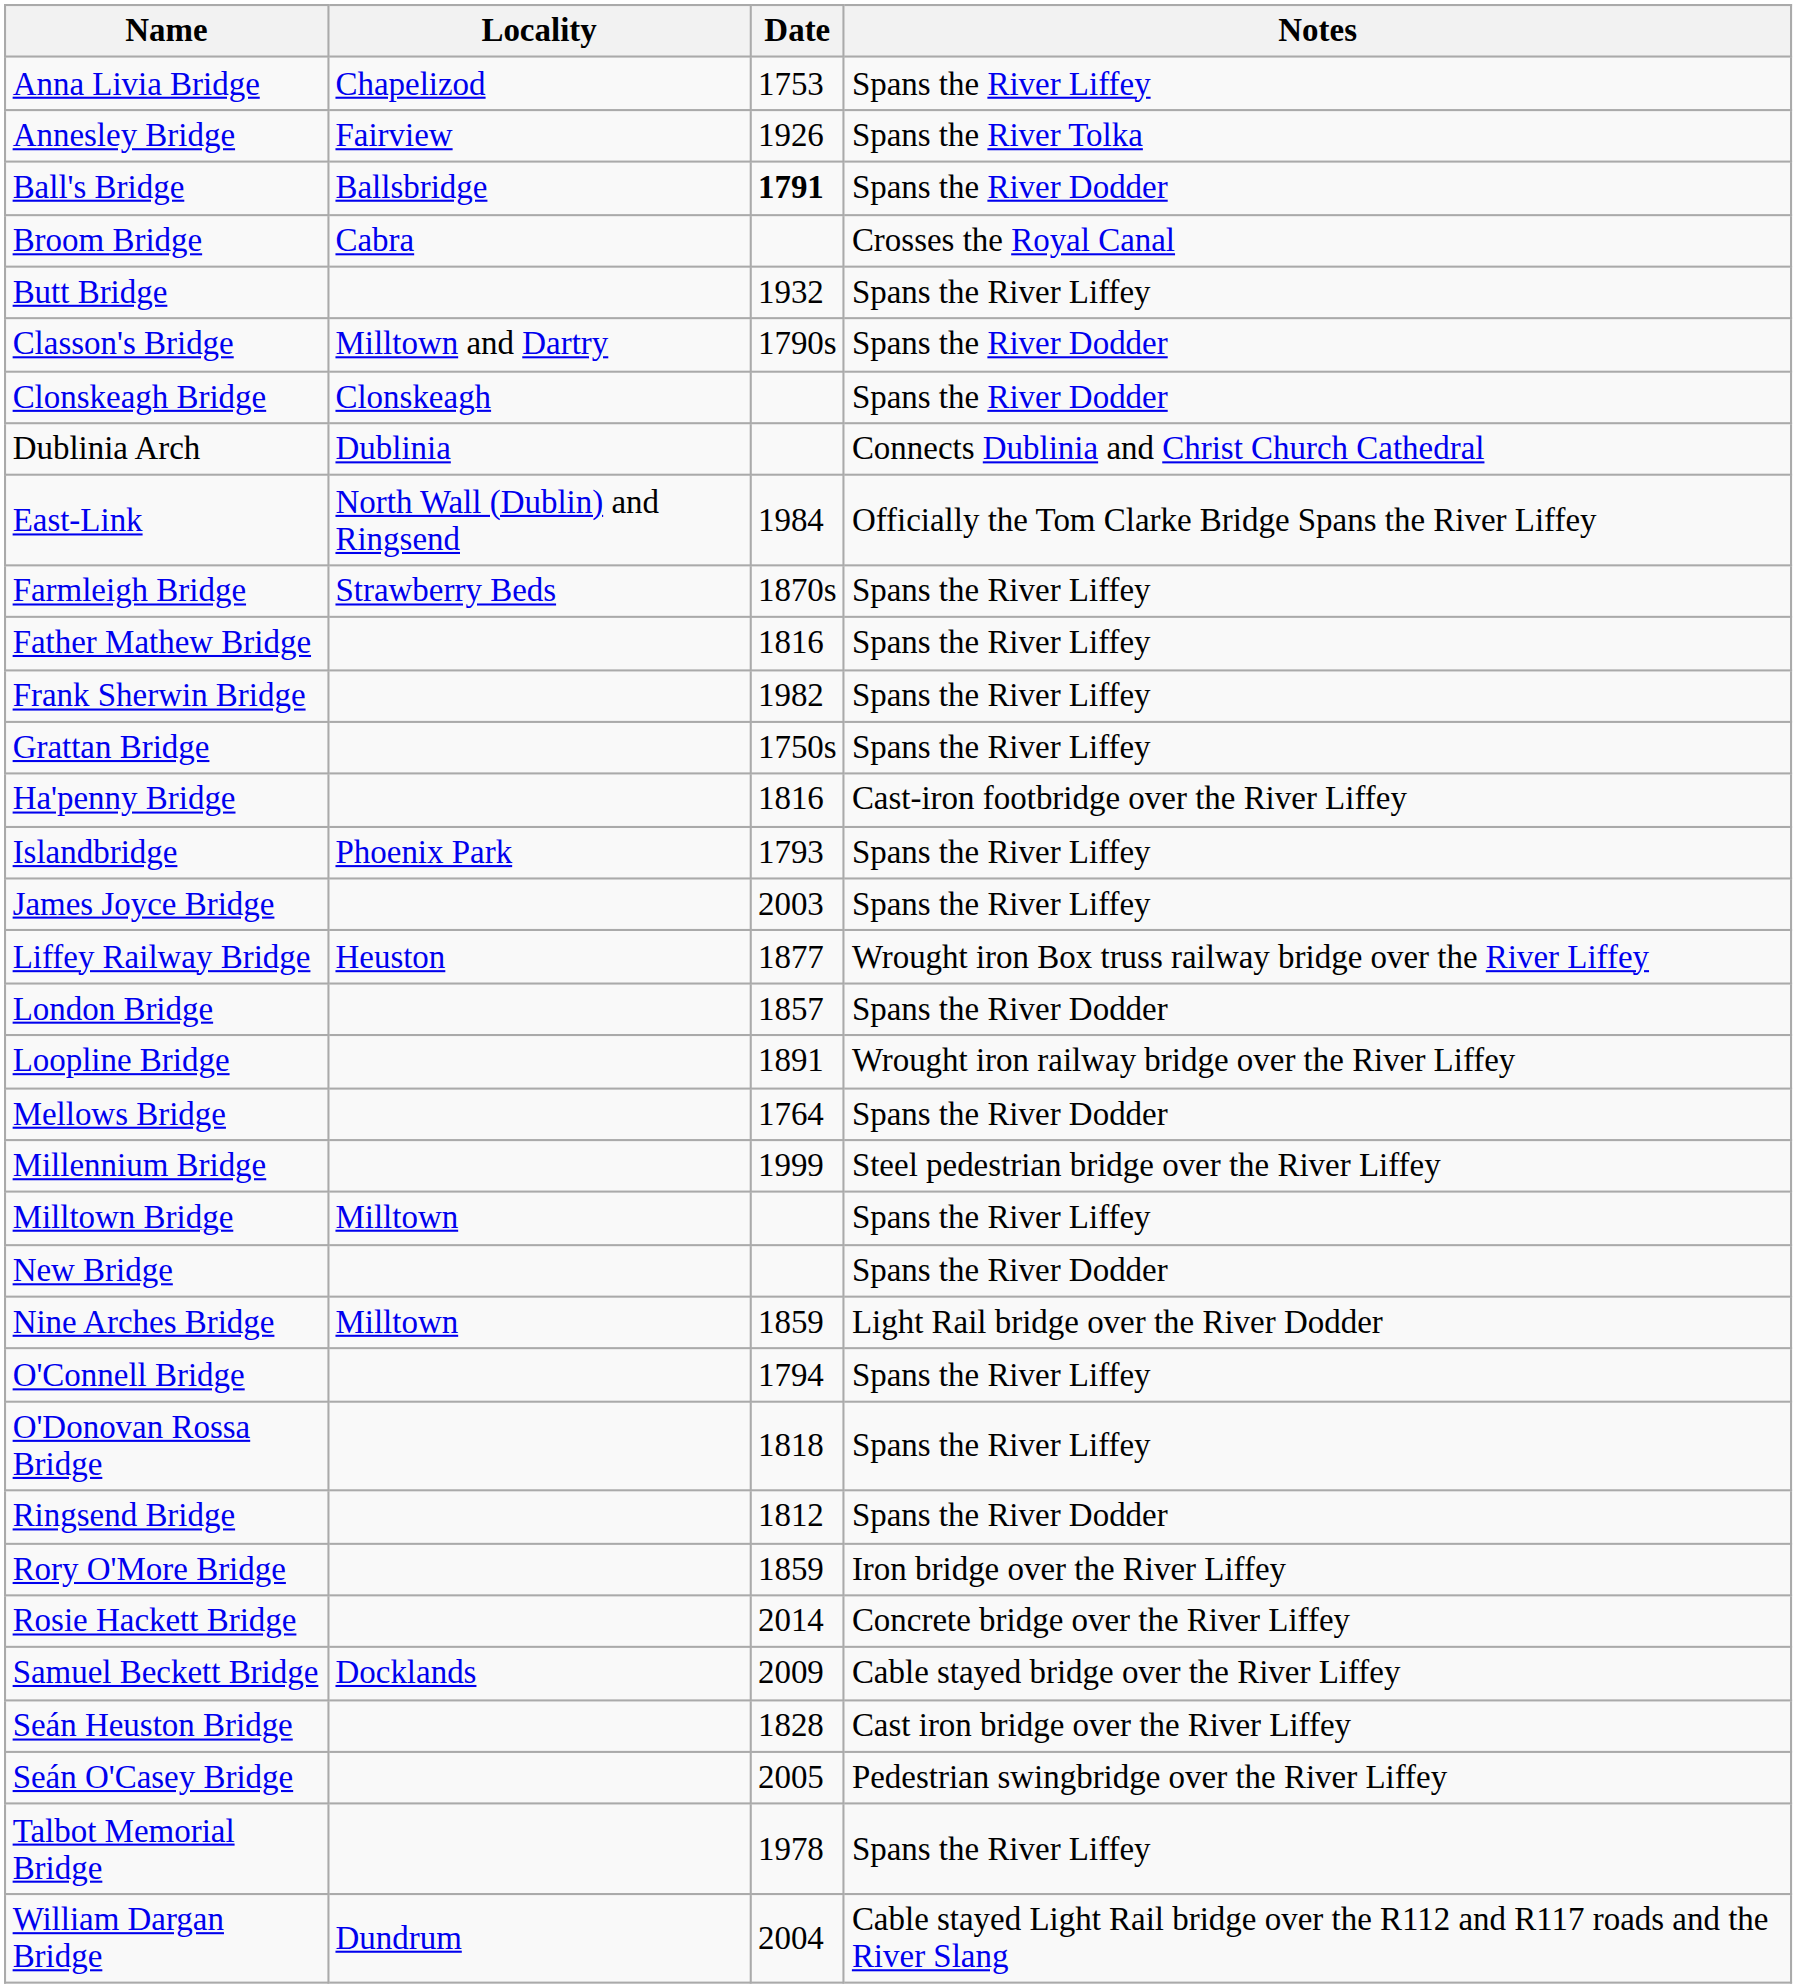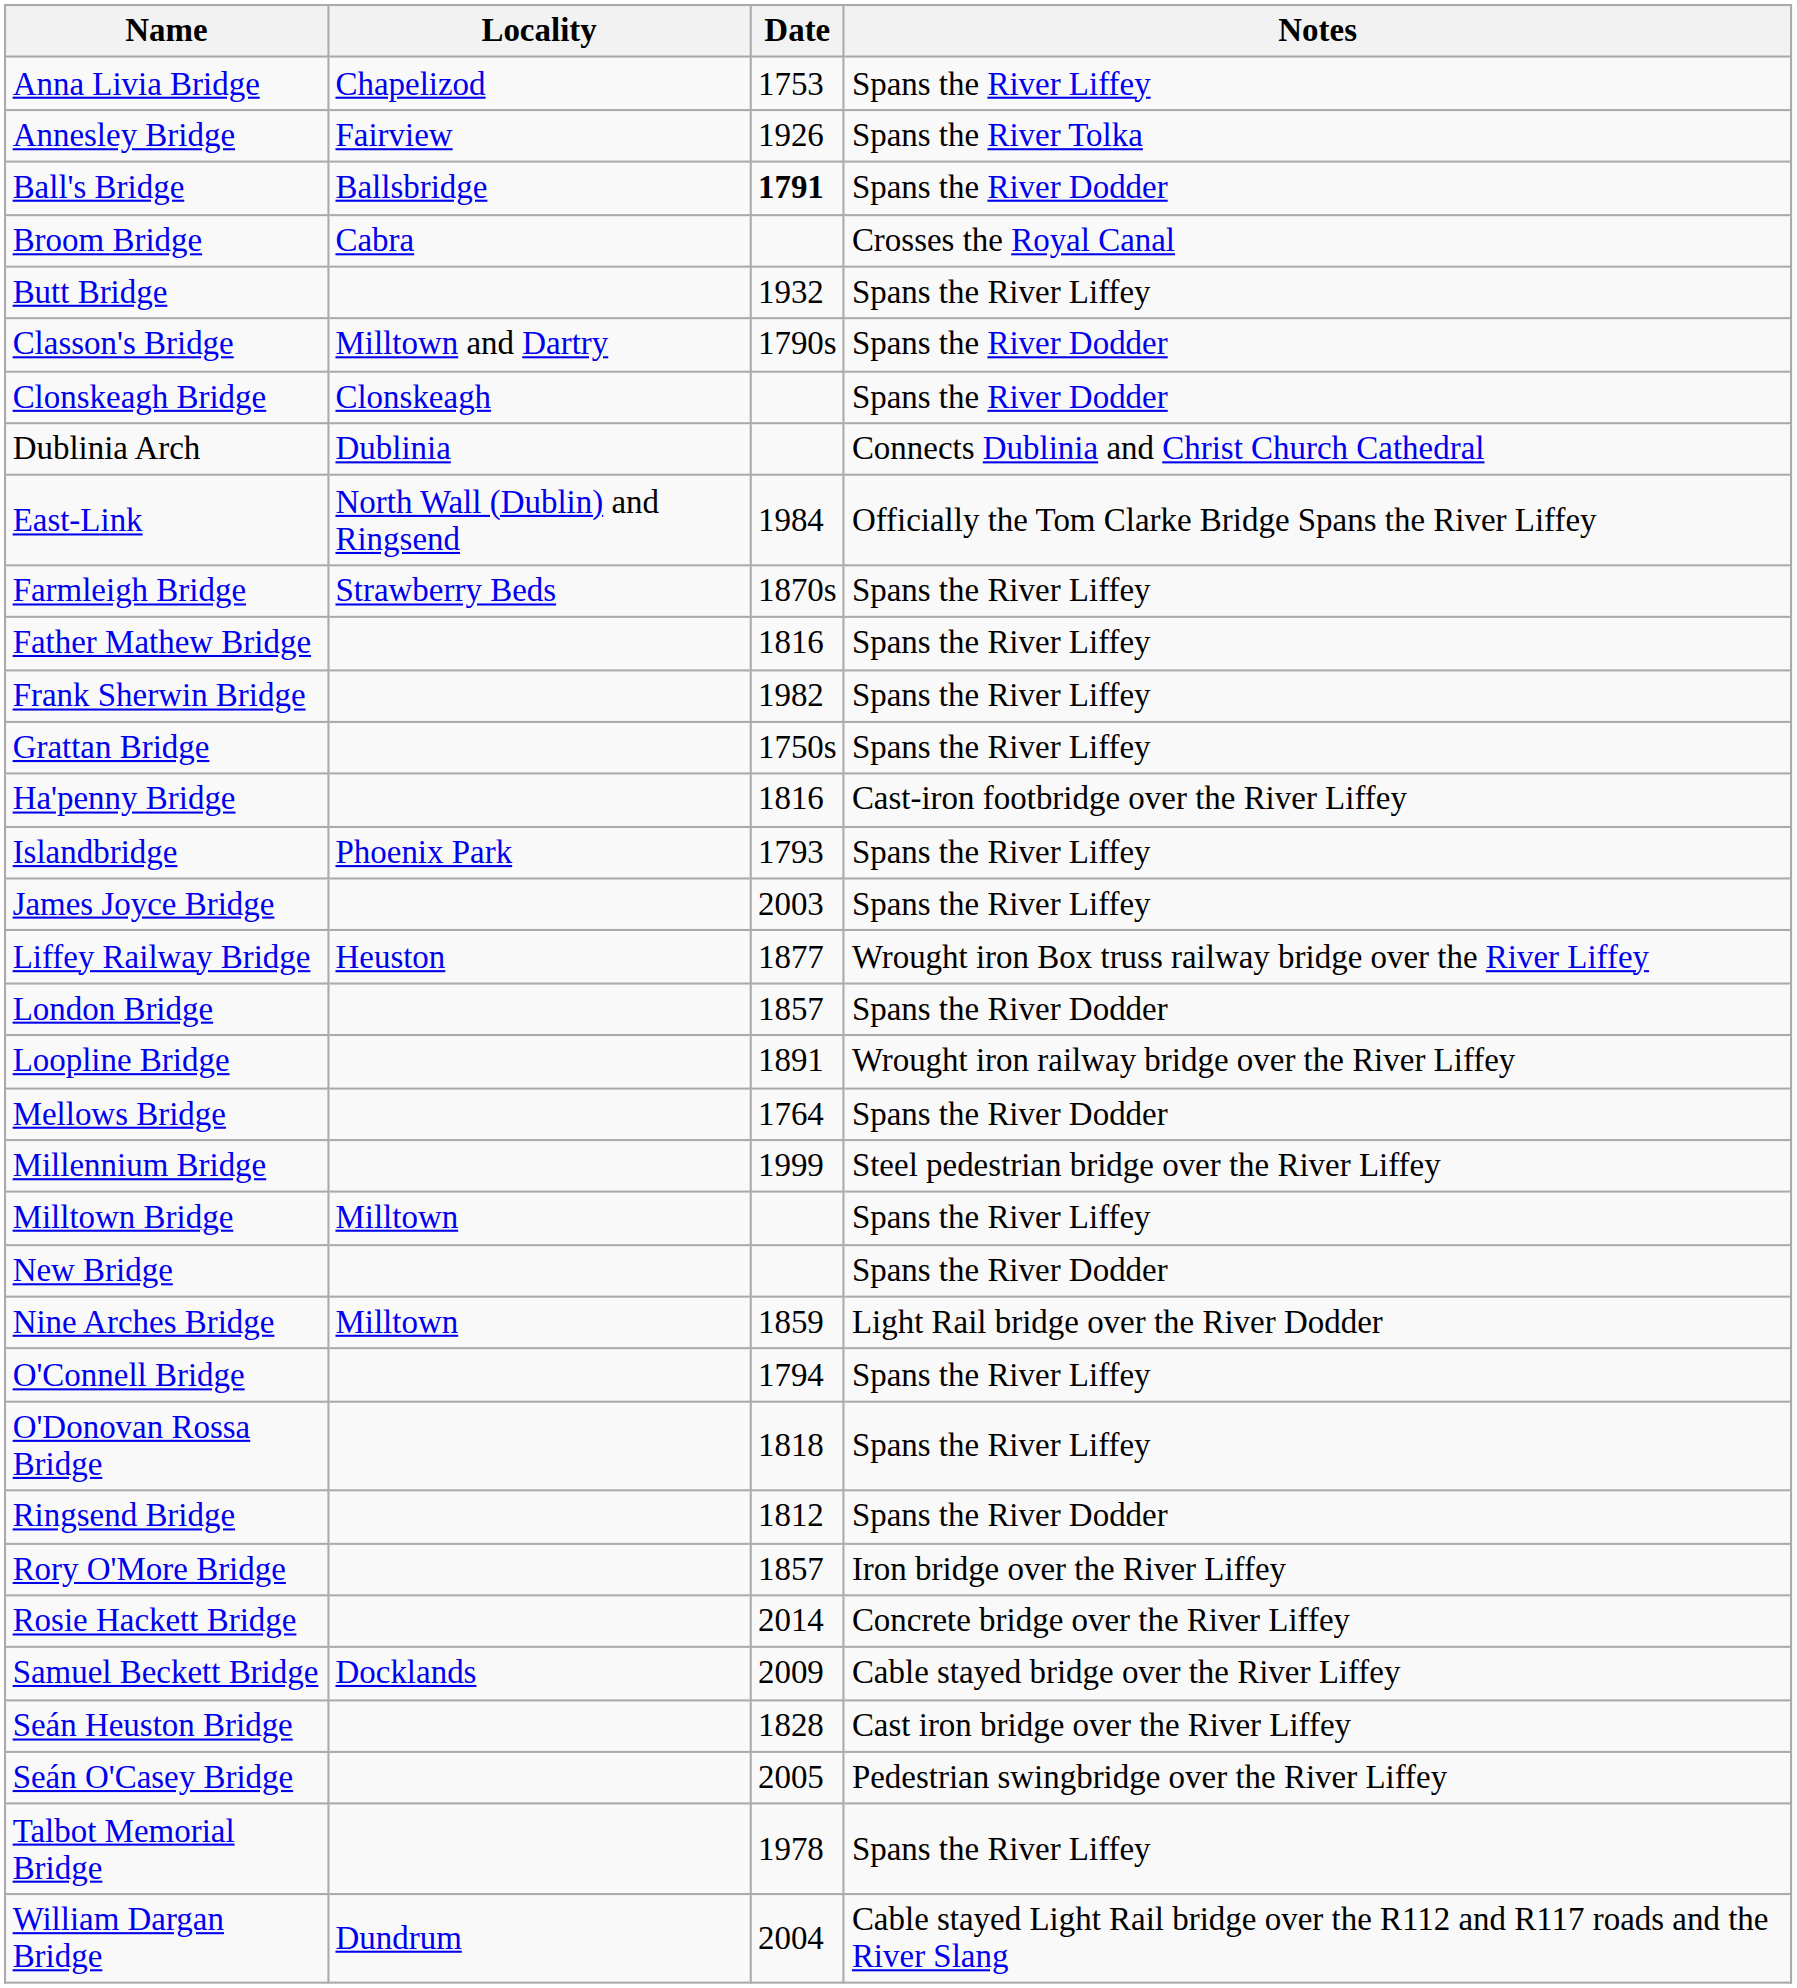(791, 1568) 1859 -> (791, 1568) 1857
